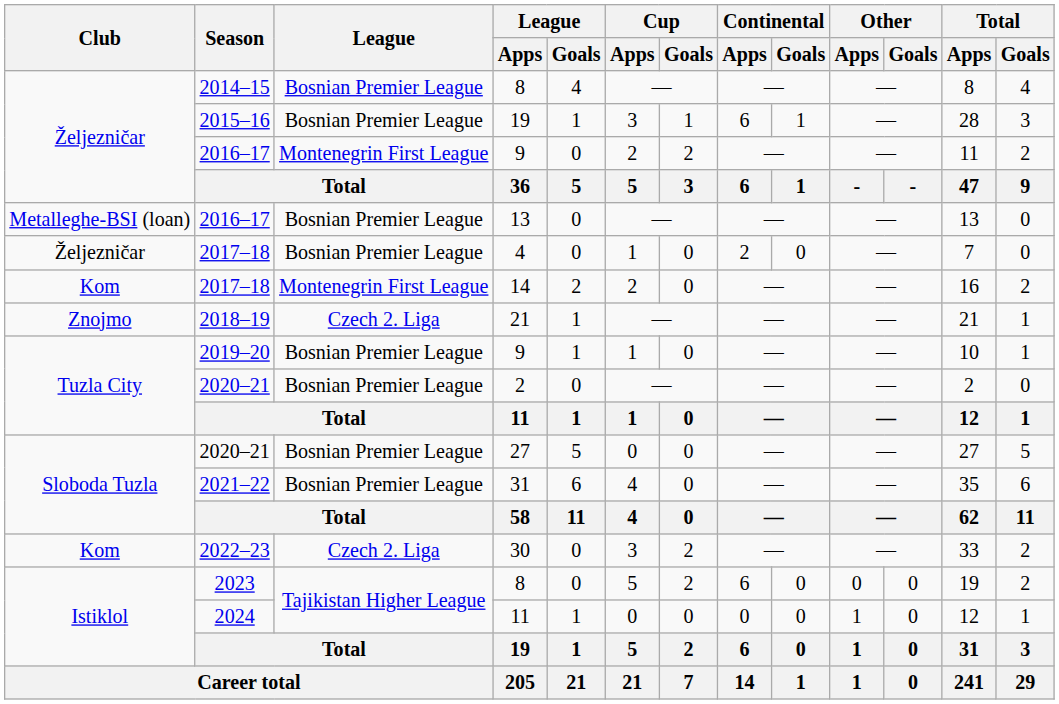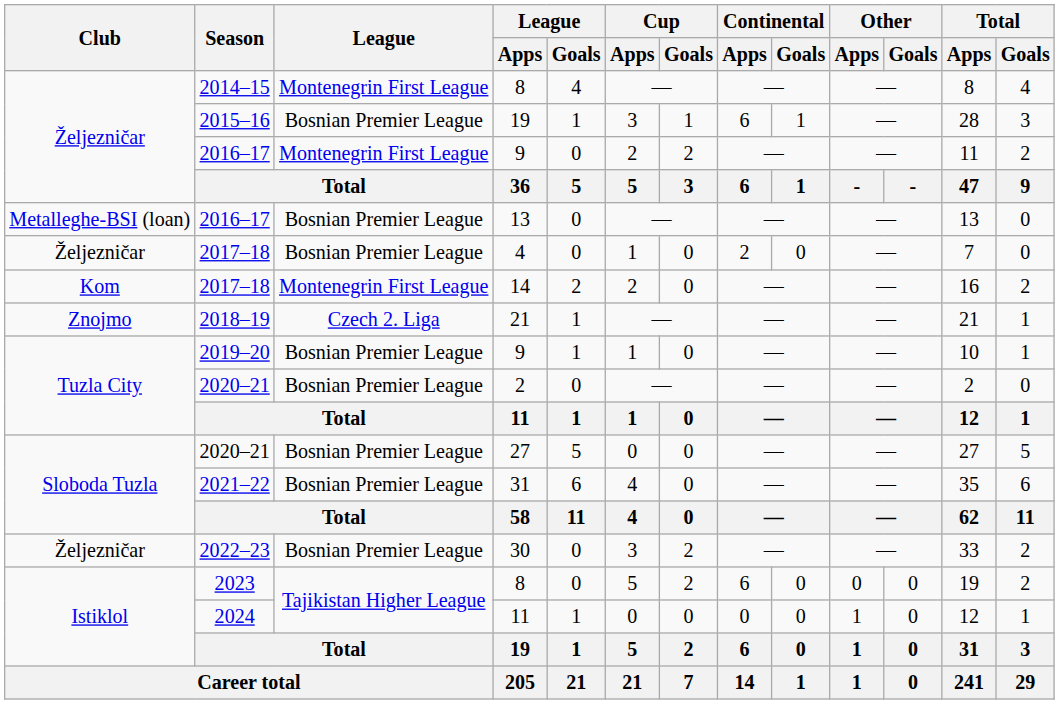(384, 87) Bosnian Premier League -> (384, 87) Montenegrin First League
(100, 550) Kom -> (100, 550) Željezničar
(384, 550) Czech 2. Liga -> (384, 550) Bosnian Premier League
